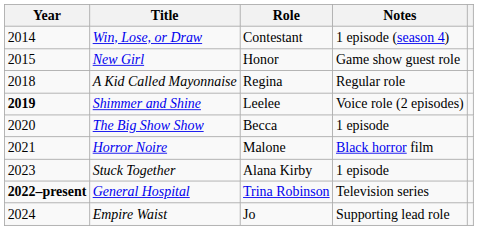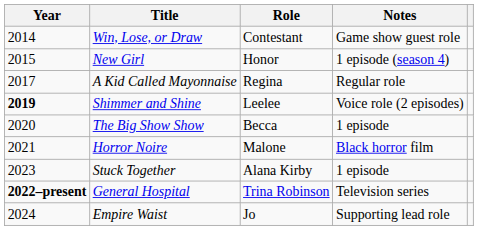(393, 37) 1 episode (season 4) -> (398, 37) Game show guest role
(398, 59) Game show guest role -> (393, 59) 1 episode (season 4)
(22, 81) 2018 -> (22, 81) 2017
